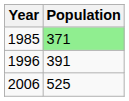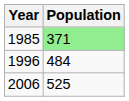(58, 61) 391 -> (58, 61) 484
